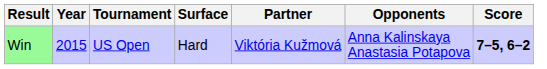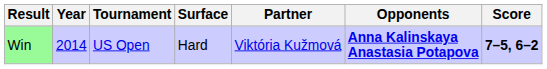(71, 44) 2015 -> (71, 44) 2014
(409, 44) normal -> (413, 44) bold
